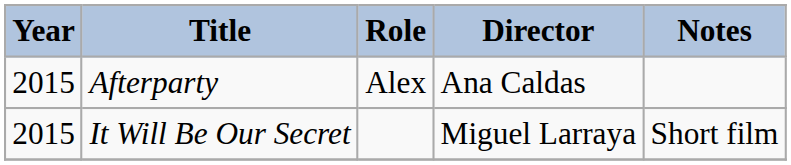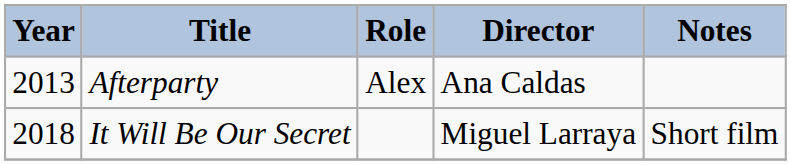(44, 82) 2015 -> (44, 82) 2013
(44, 133) 2015 -> (44, 133) 2018
